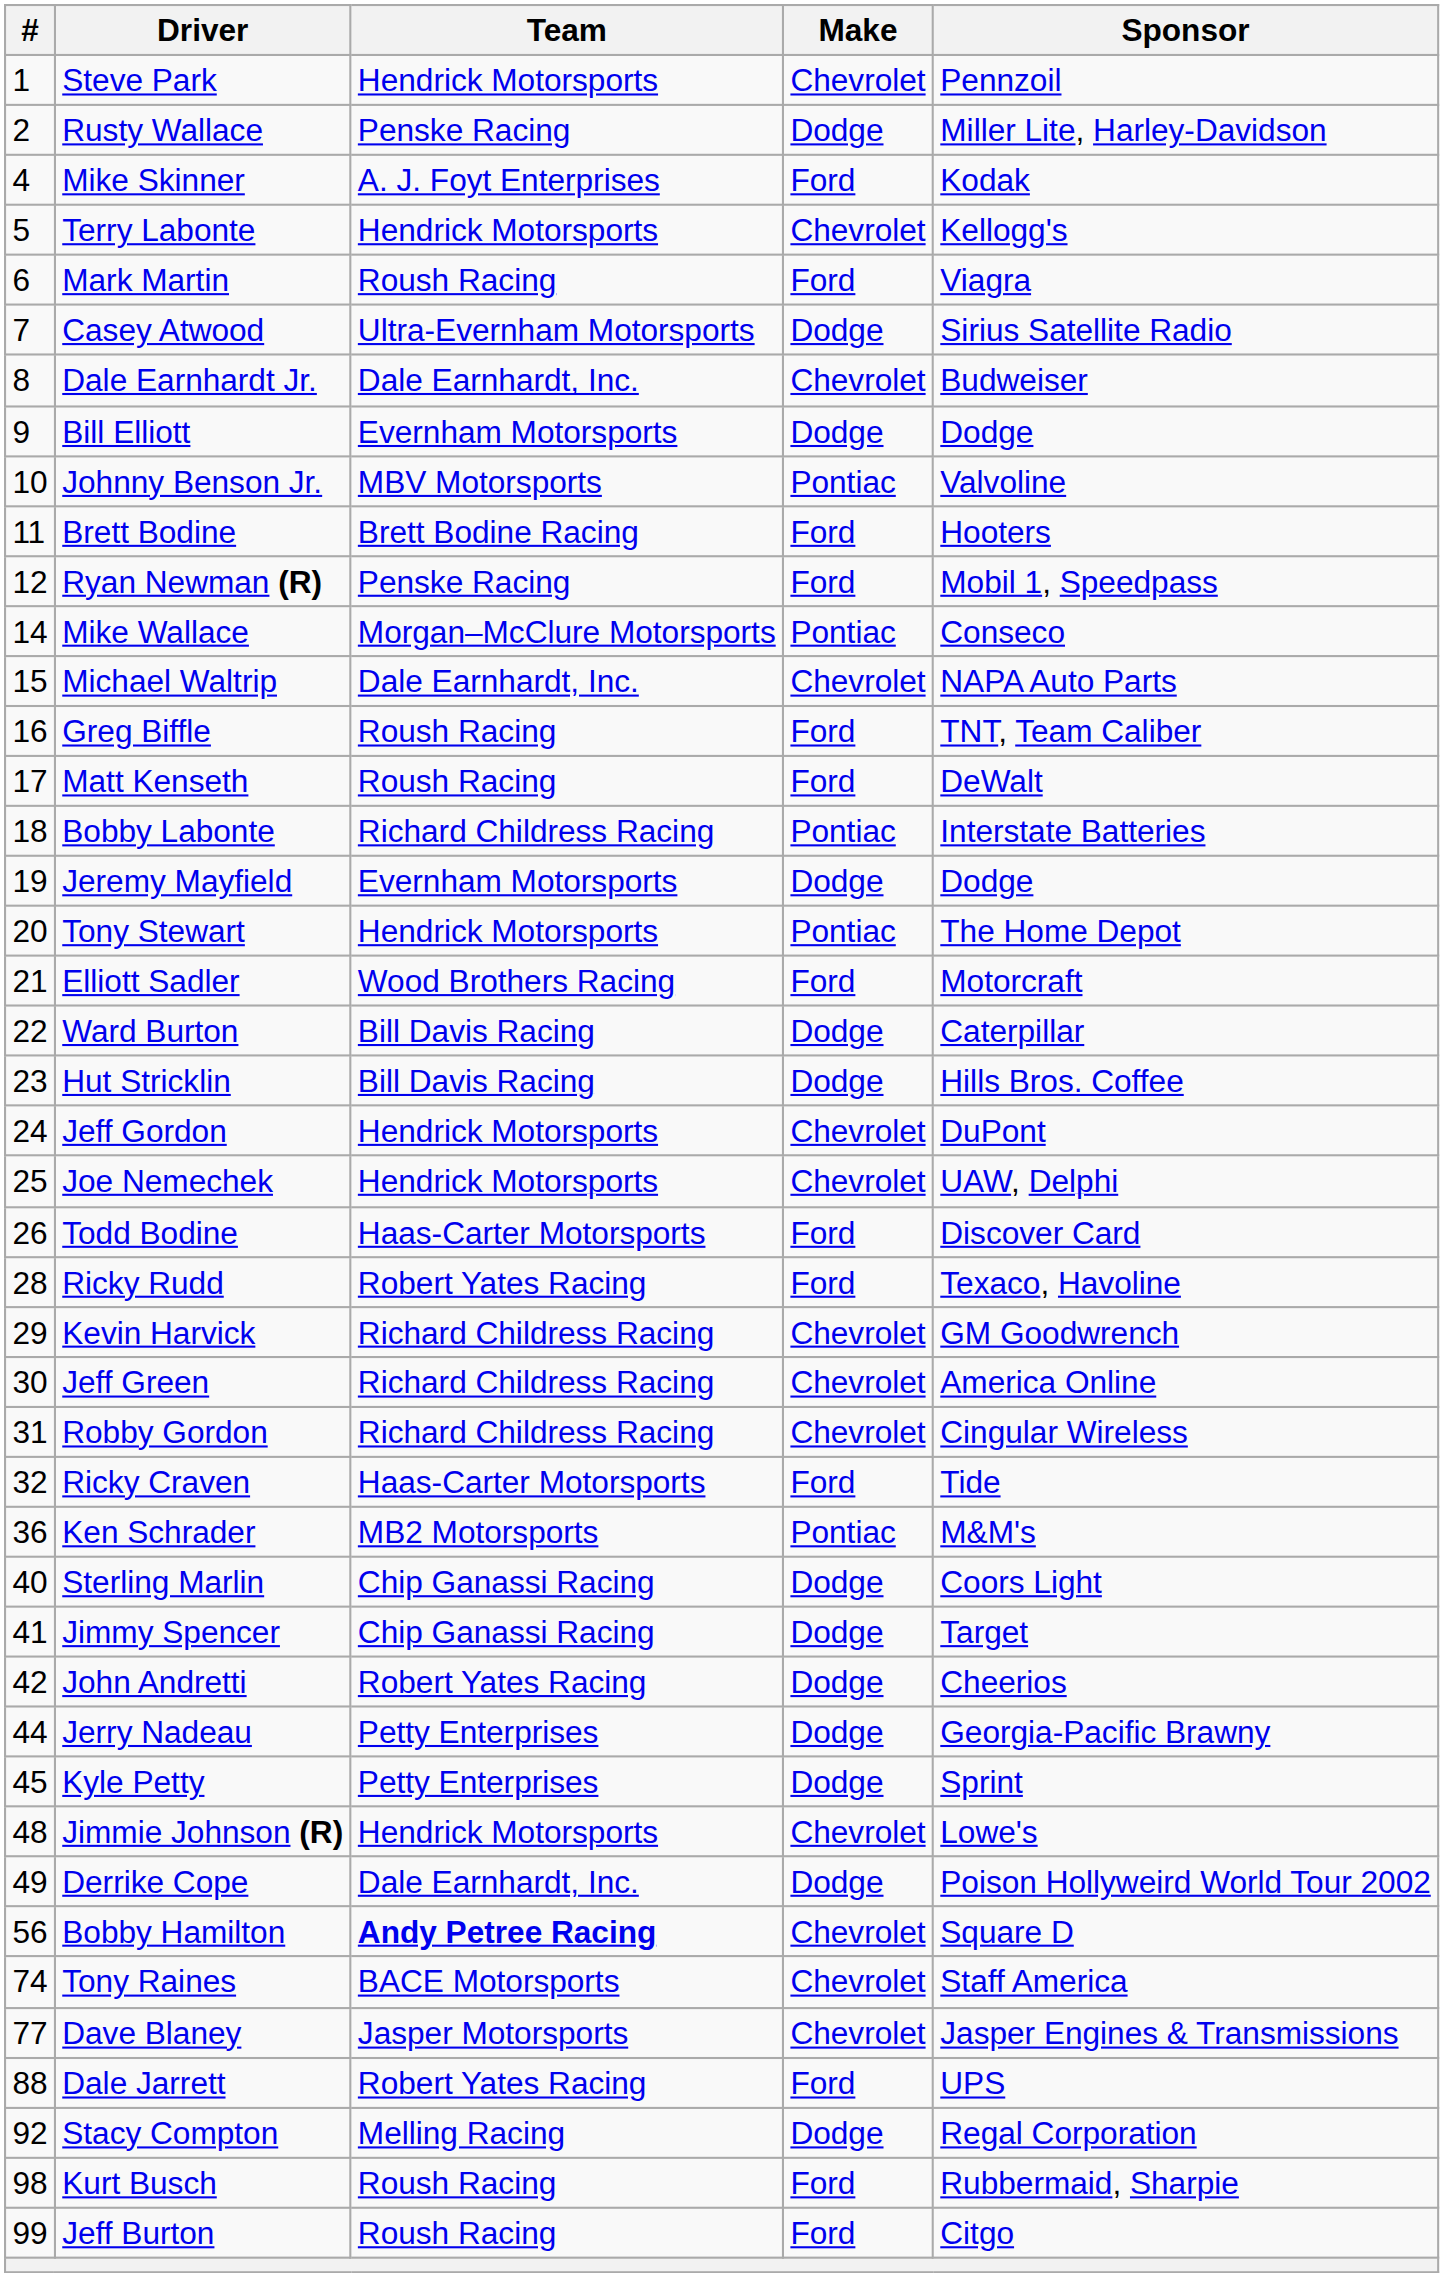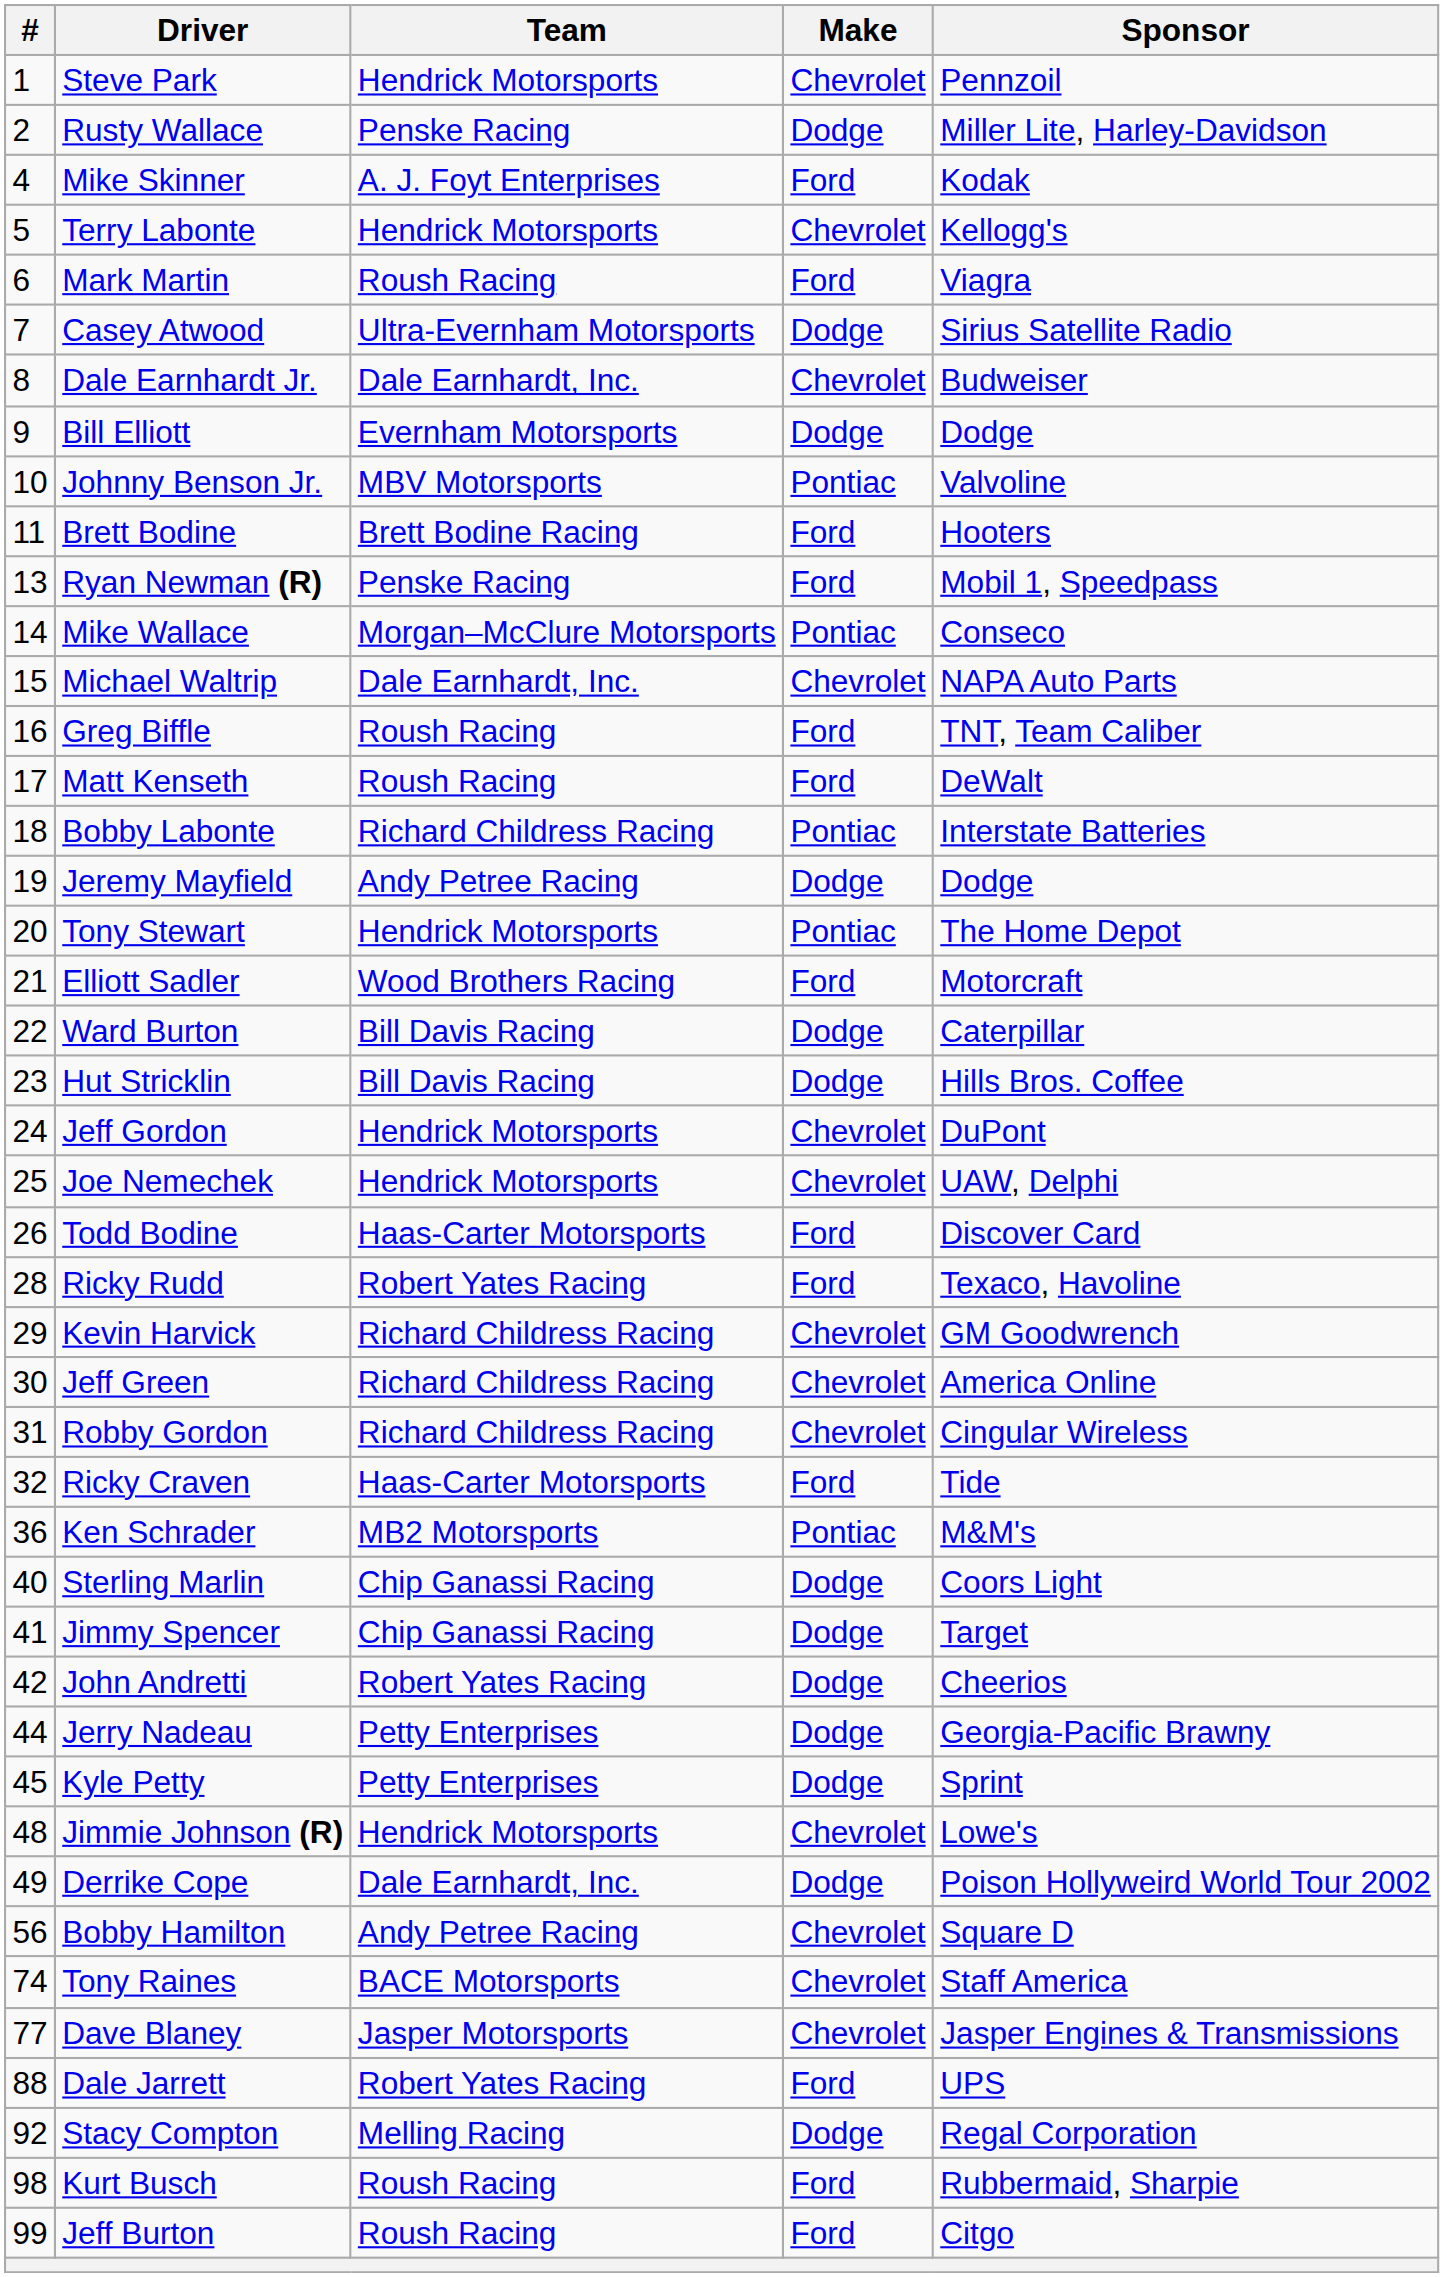(30, 581) 12 -> (30, 581) 13
(518, 881) Evernham Motorsports -> (498, 881) Andy Petree Racing
(507, 1932) bold -> (498, 1932) normal
